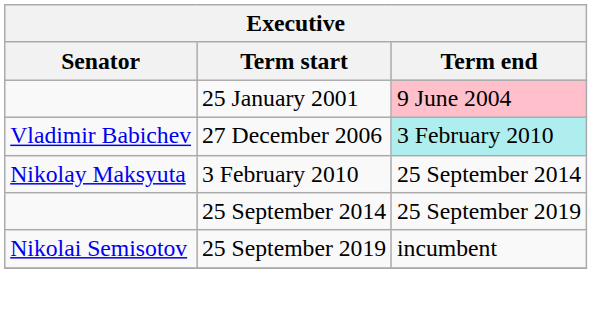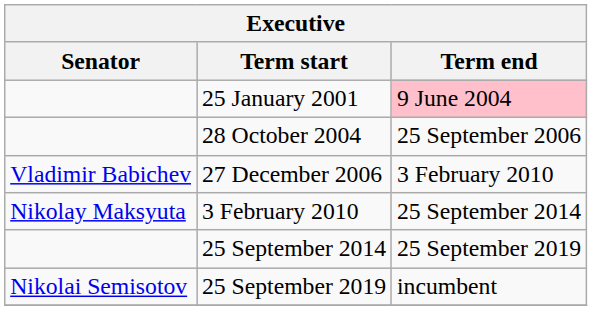+ row: (282, 135)
(475, 135) paleturquoise background -> (475, 173) no background
